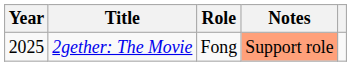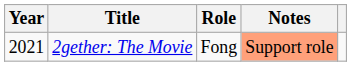(26, 46) 2025 -> (26, 46) 2021
